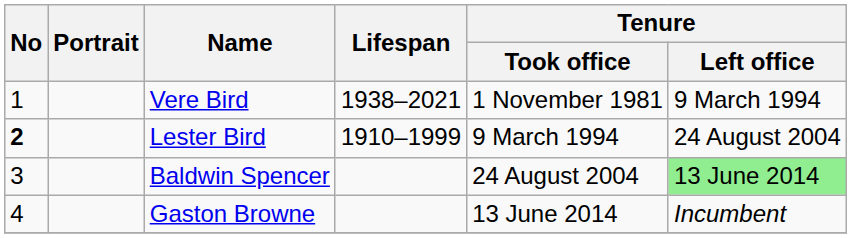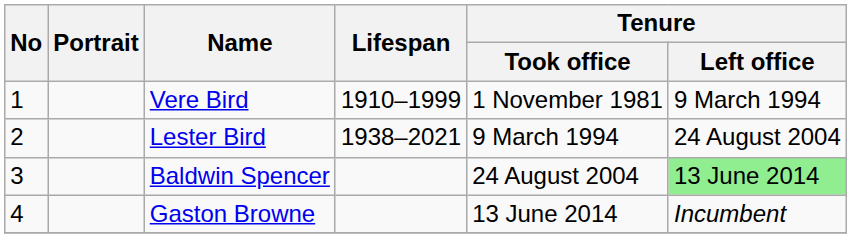(401, 99) 1938–2021 -> (401, 99) 1910–1999
(17, 137) bold -> (17, 137) normal
(401, 137) 1910–1999 -> (401, 137) 1938–2021
